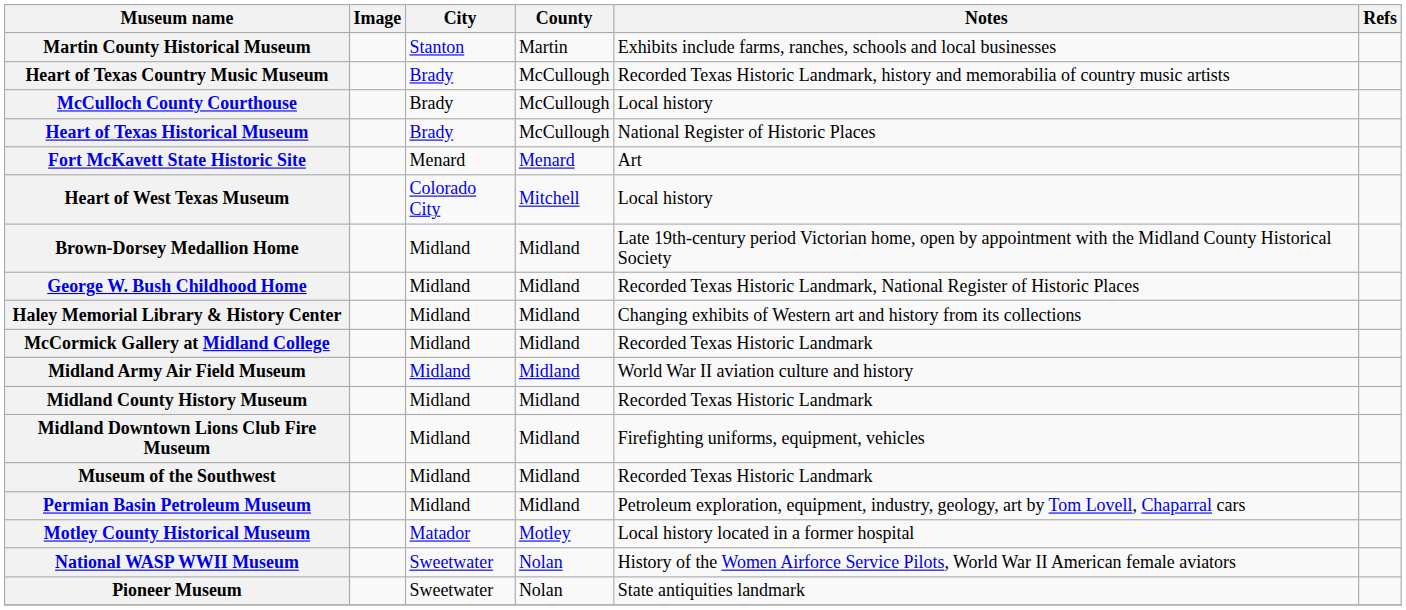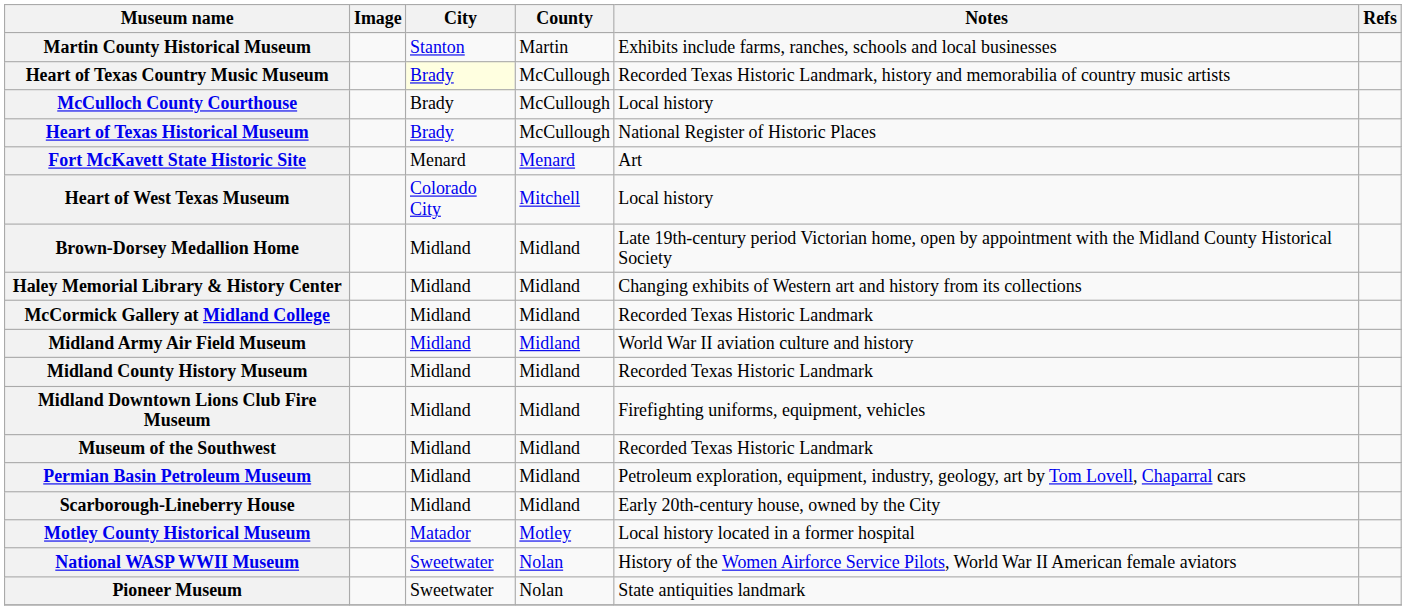(431, 75) no background -> (432, 75) lightyellow background
- row: (177, 286)
+ row: (177, 505)
